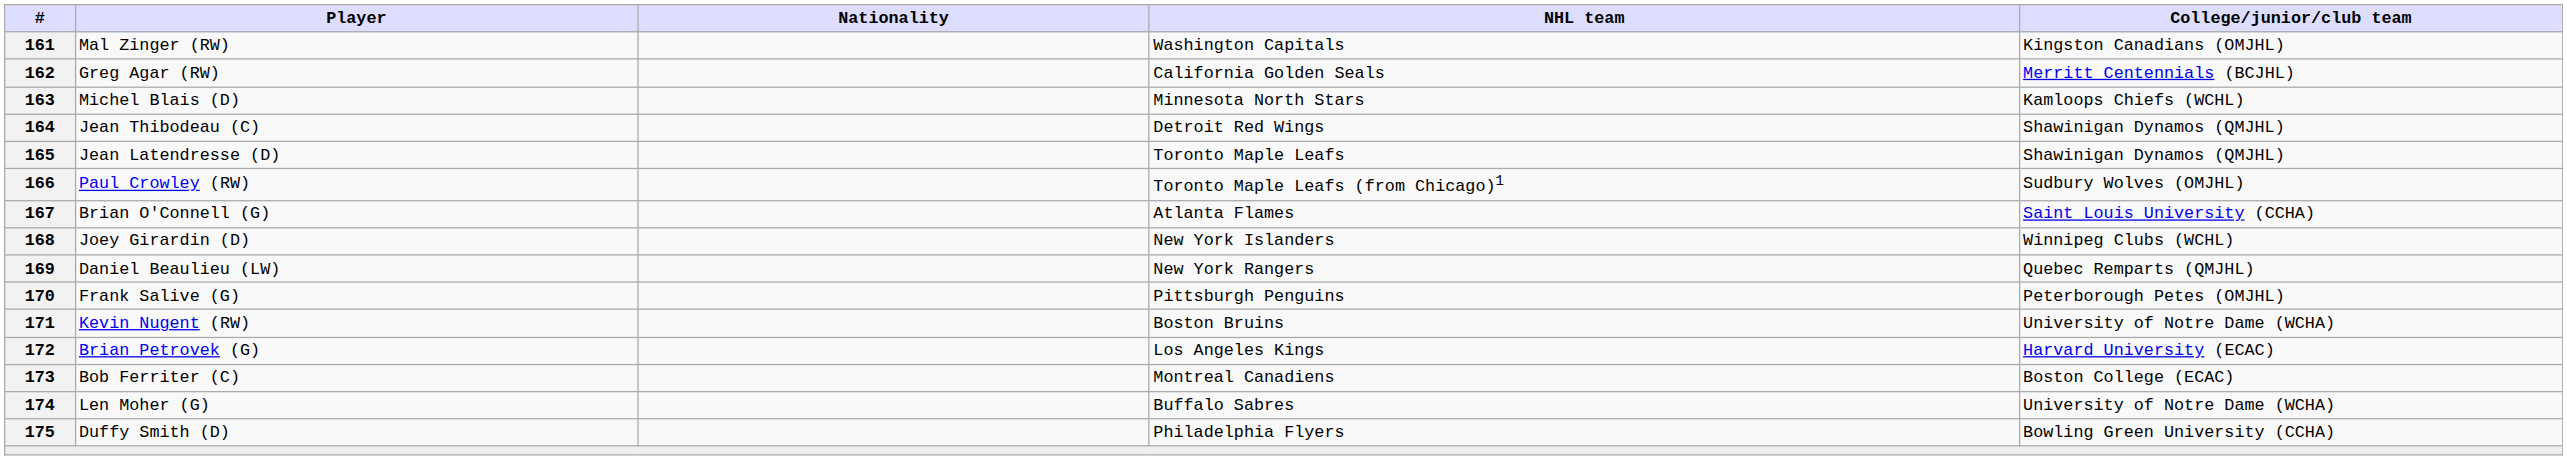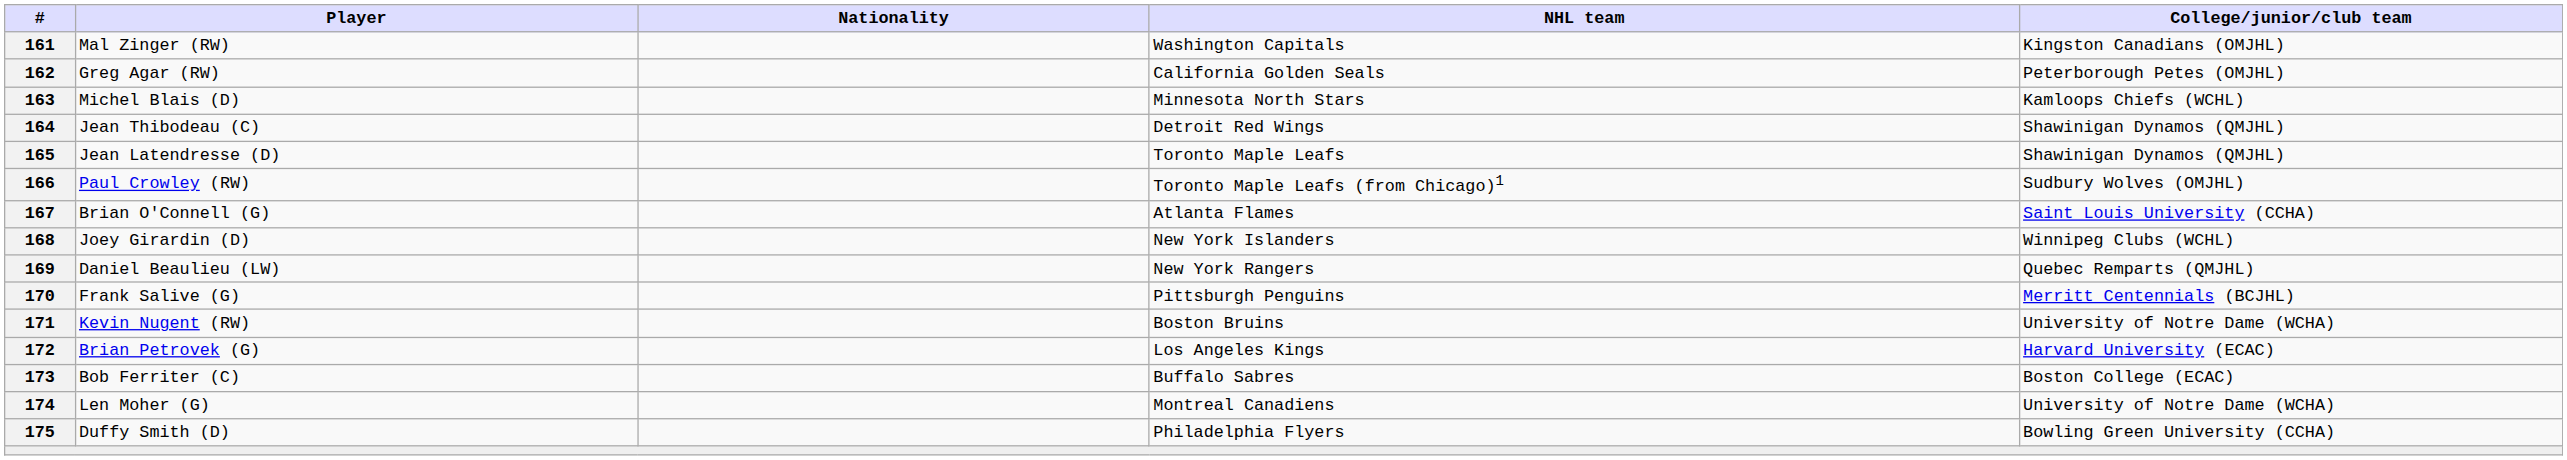(2159, 73) Merritt Centennials (BCJHL) -> (2154, 73) Peterborough Petes (OMJHL)
(2154, 296) Peterborough Petes (OMJHL) -> (2159, 296) Merritt Centennials (BCJHL)
(1244, 378) Montreal Canadiens -> (1224, 378) Buffalo Sabres
(1224, 405) Buffalo Sabres -> (1244, 405) Montreal Canadiens
